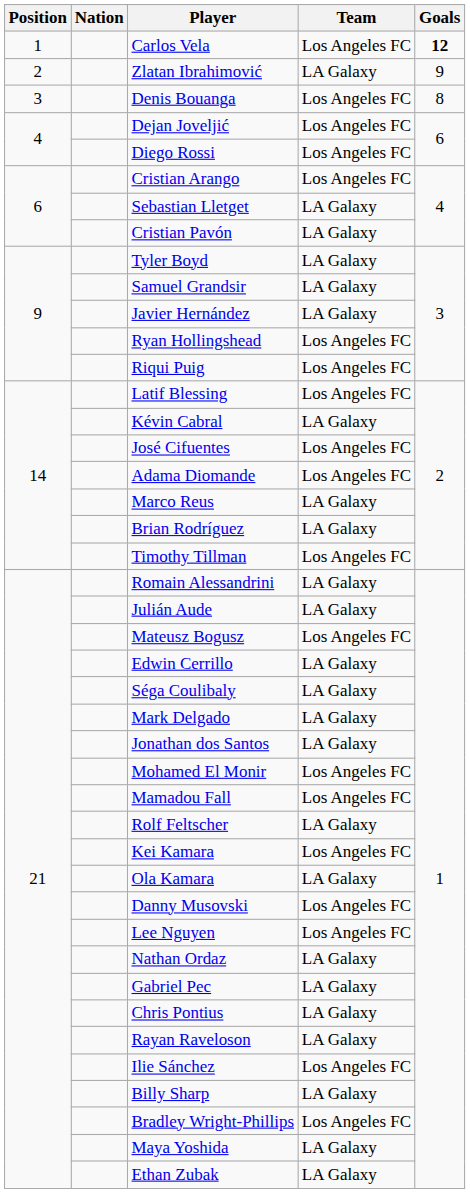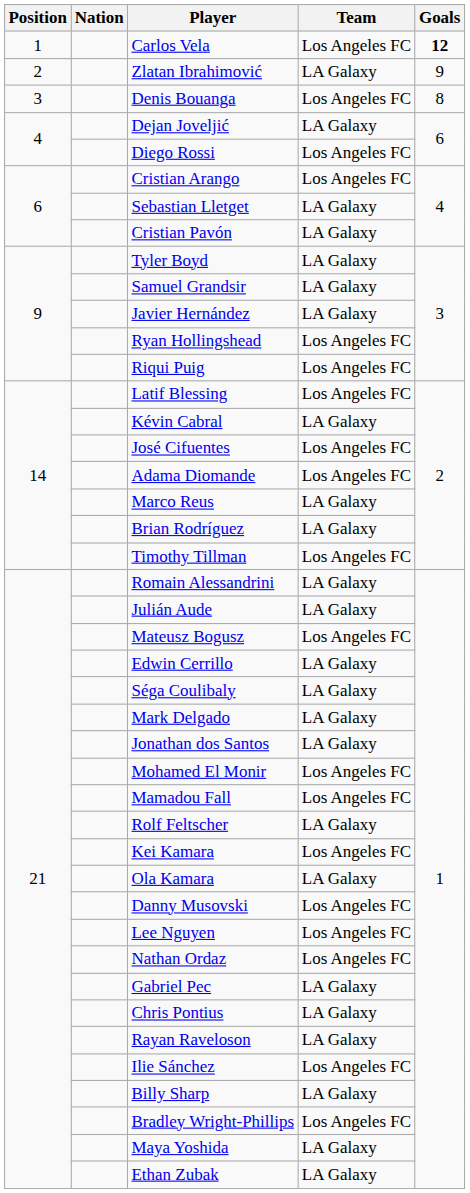(356, 125) Los Angeles FC -> (339, 125) LA Galaxy
(339, 959) LA Galaxy -> (356, 959) Los Angeles FC
